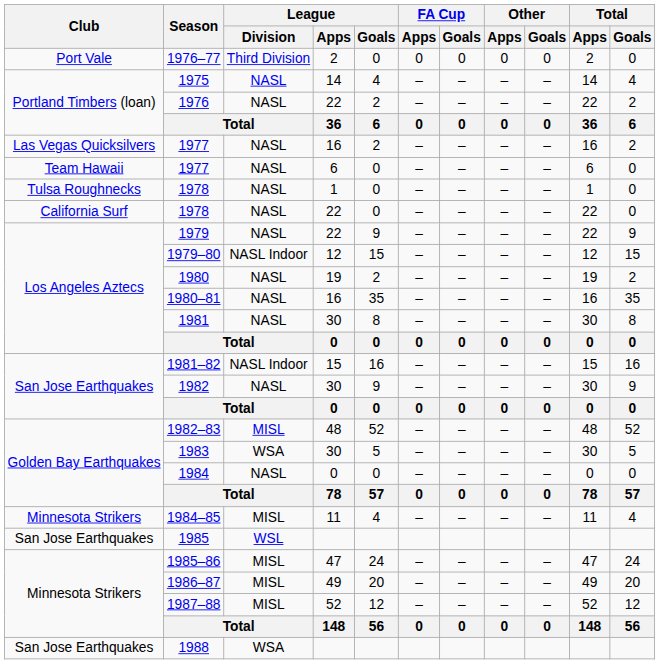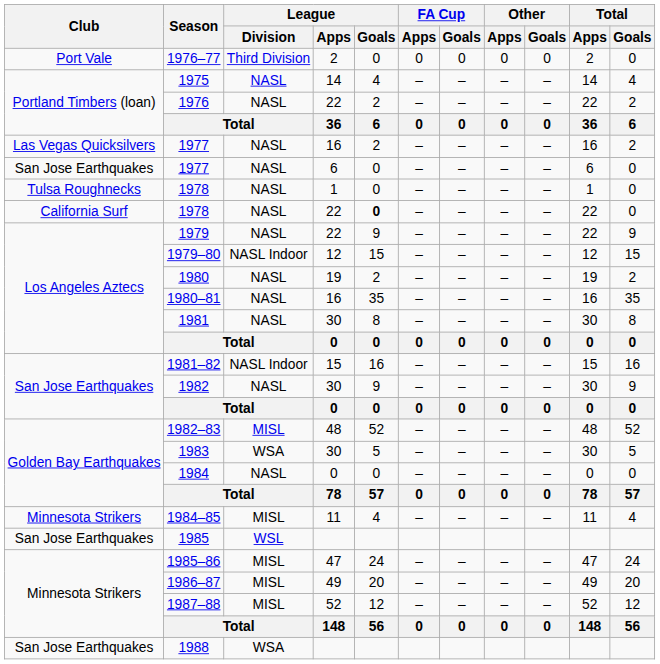(84, 168) Team Hawaii -> (84, 168) San Jose Earthquakes
(376, 211) normal -> (376, 211) bold
